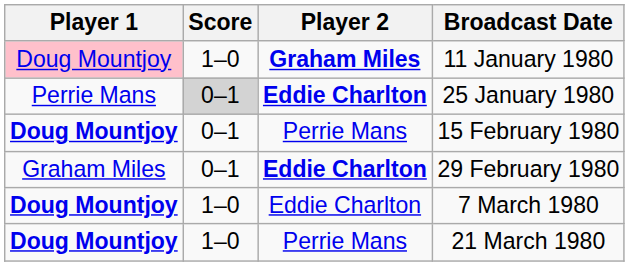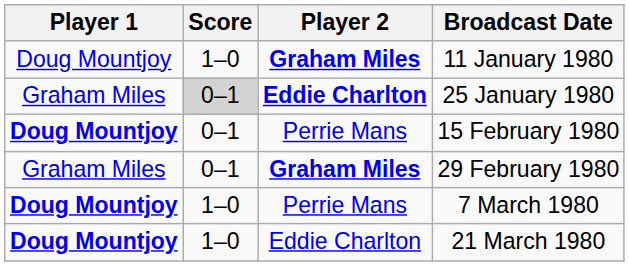(94, 59) pink background -> (94, 59) no background
(94, 95) Perrie Mans -> (94, 95) Graham Miles
(345, 168) Eddie Charlton -> (345, 168) Graham Miles
(345, 205) Eddie Charlton -> (345, 205) Perrie Mans
(345, 242) Perrie Mans -> (345, 242) Eddie Charlton
